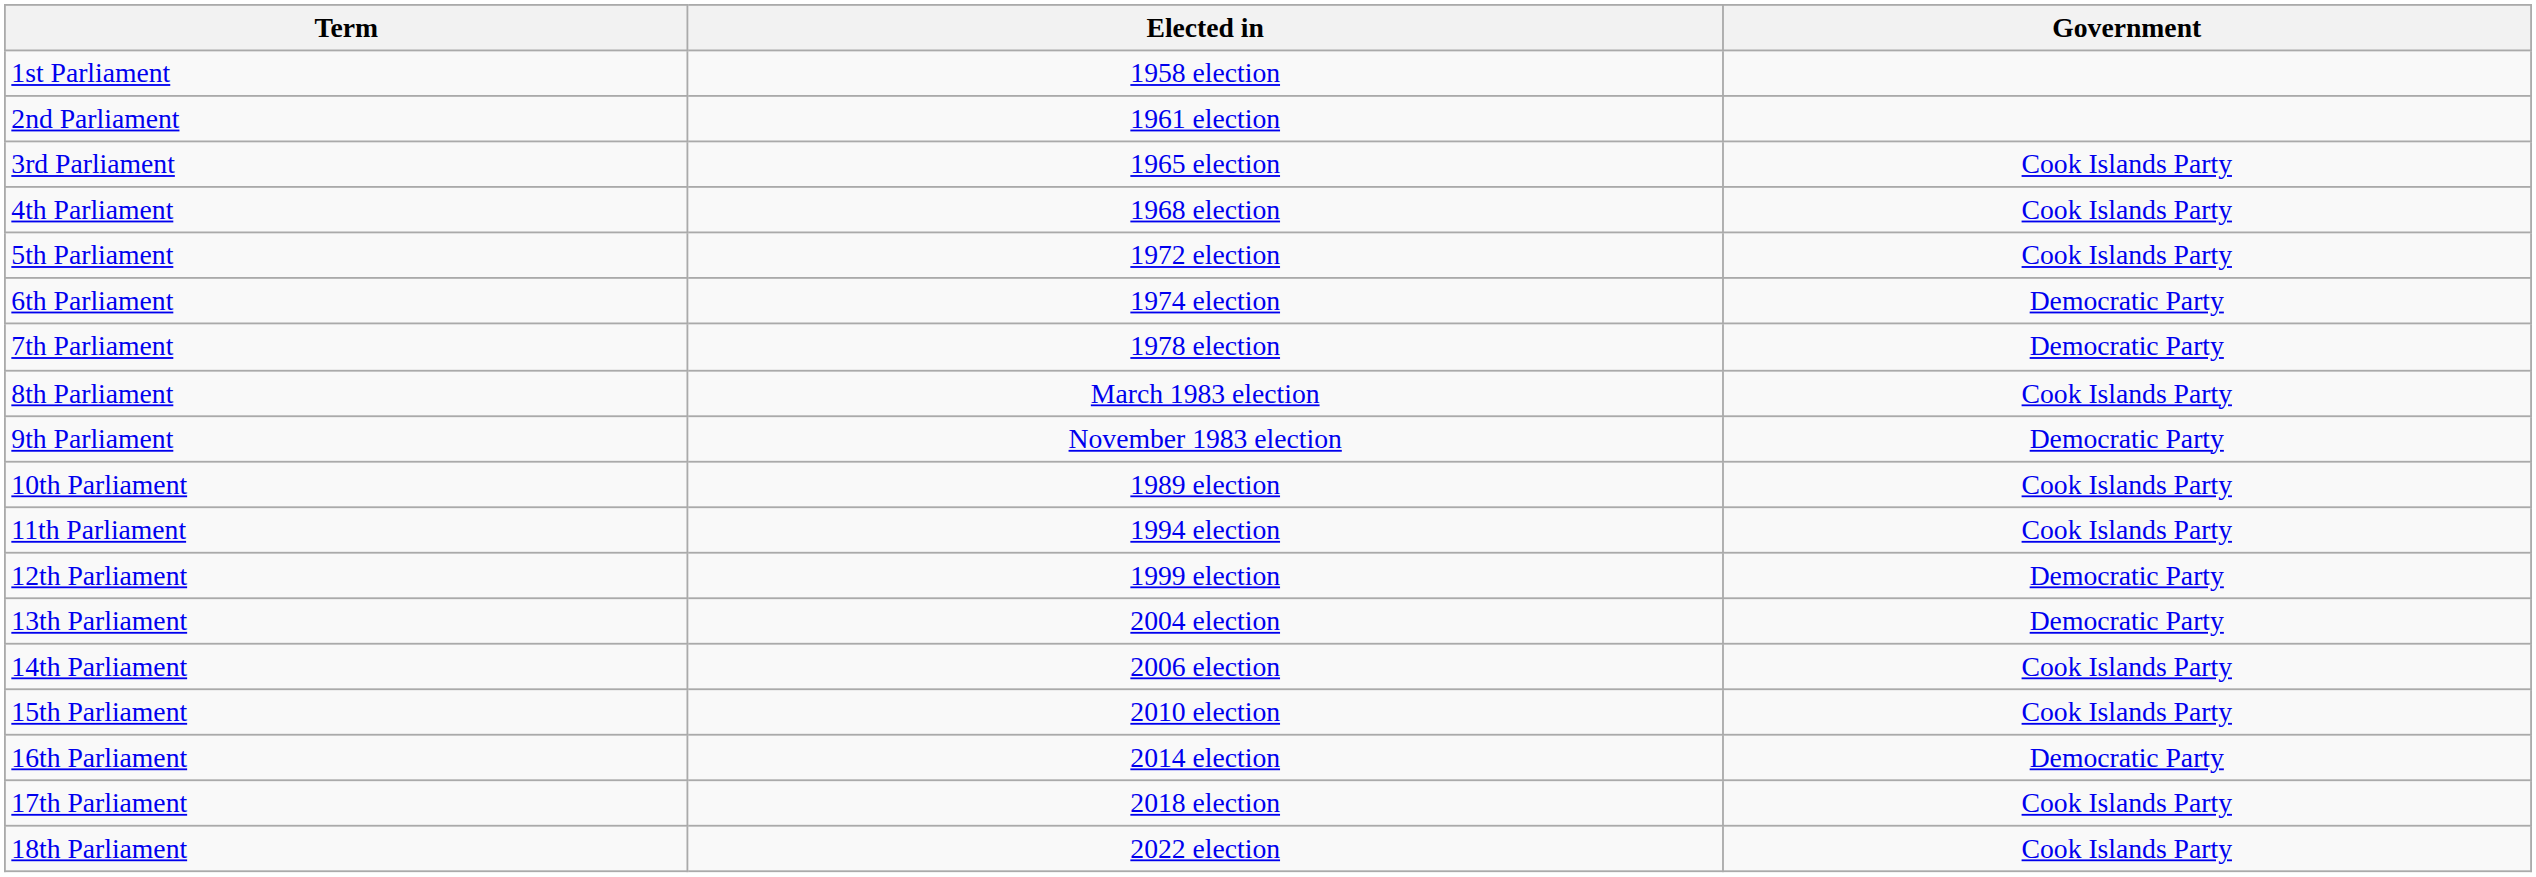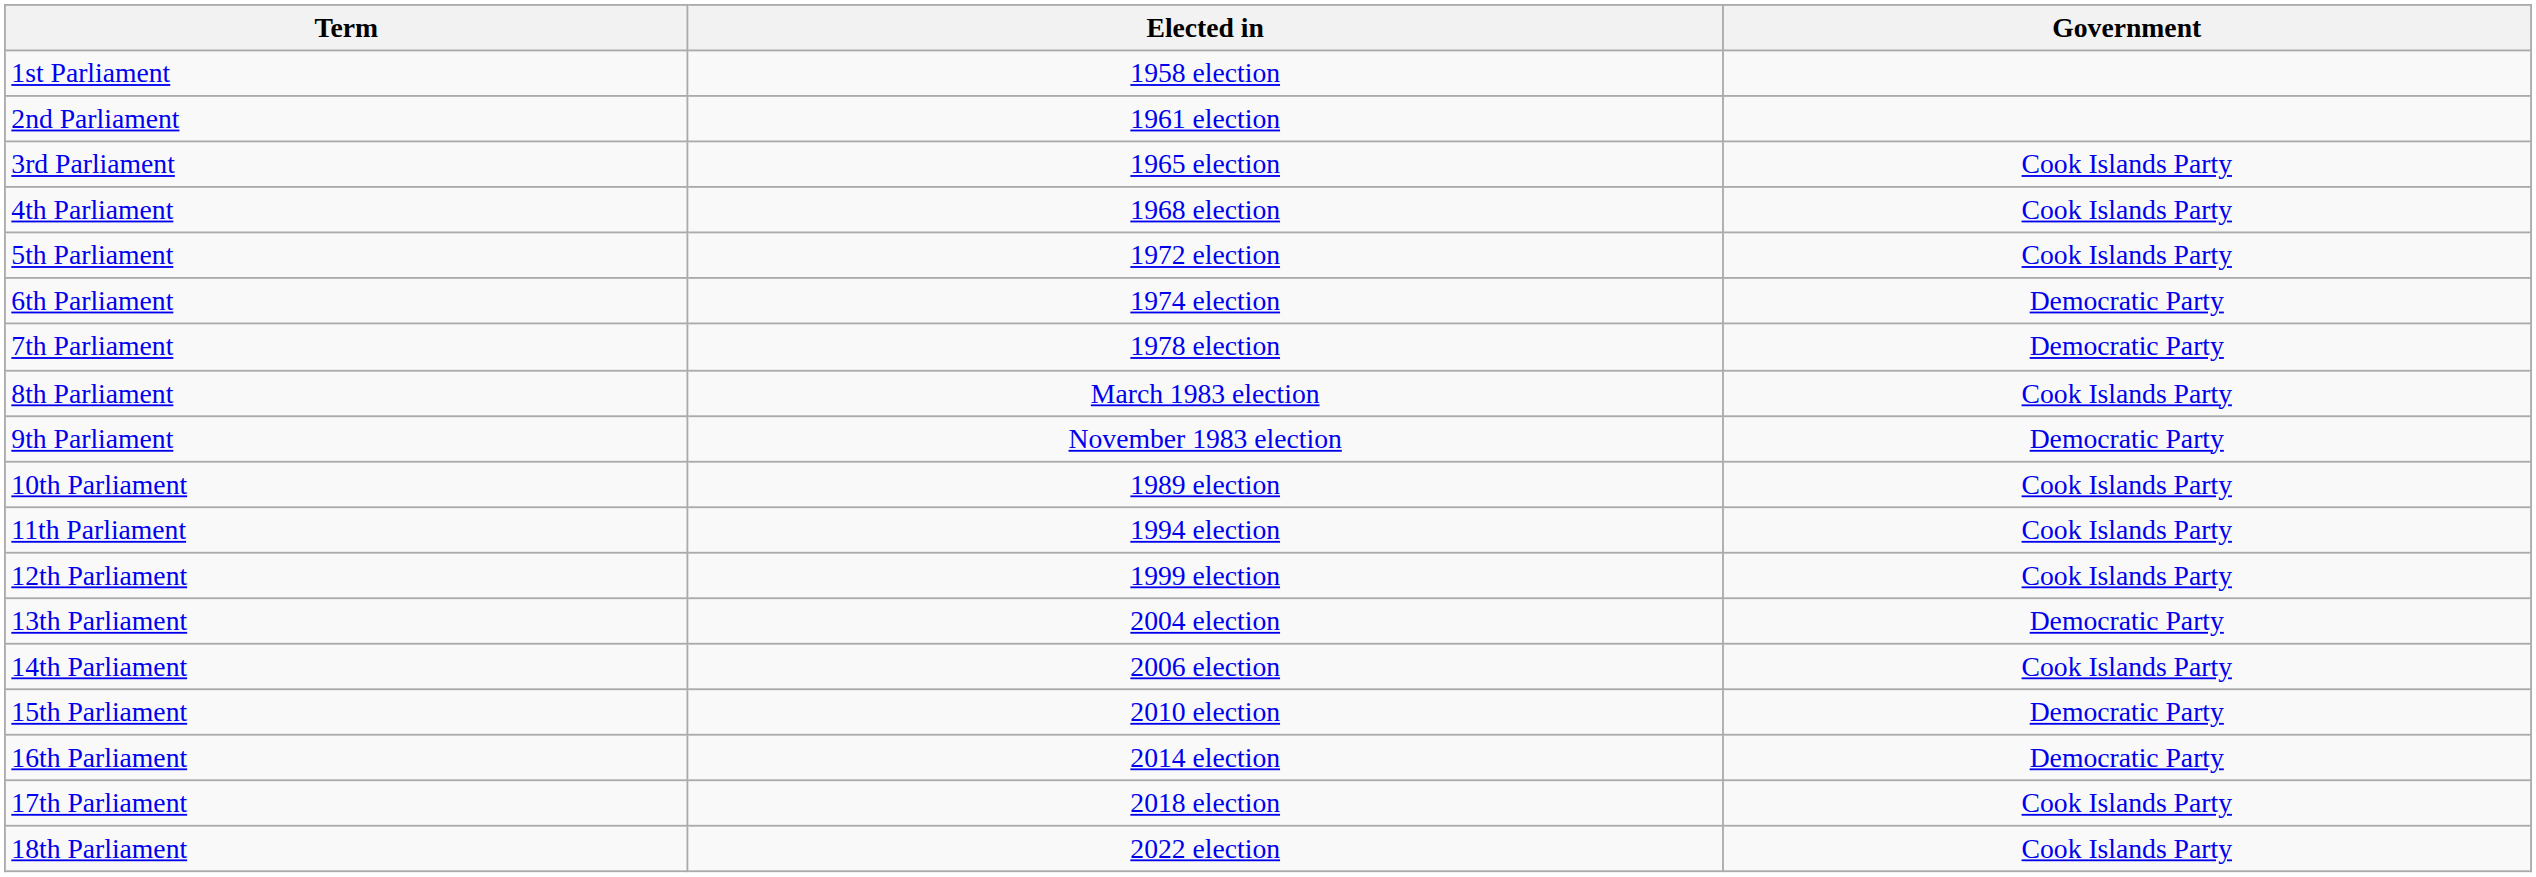(2127, 574) Democratic Party -> (2127, 574) Cook Islands Party
(2127, 711) Cook Islands Party -> (2127, 711) Democratic Party
